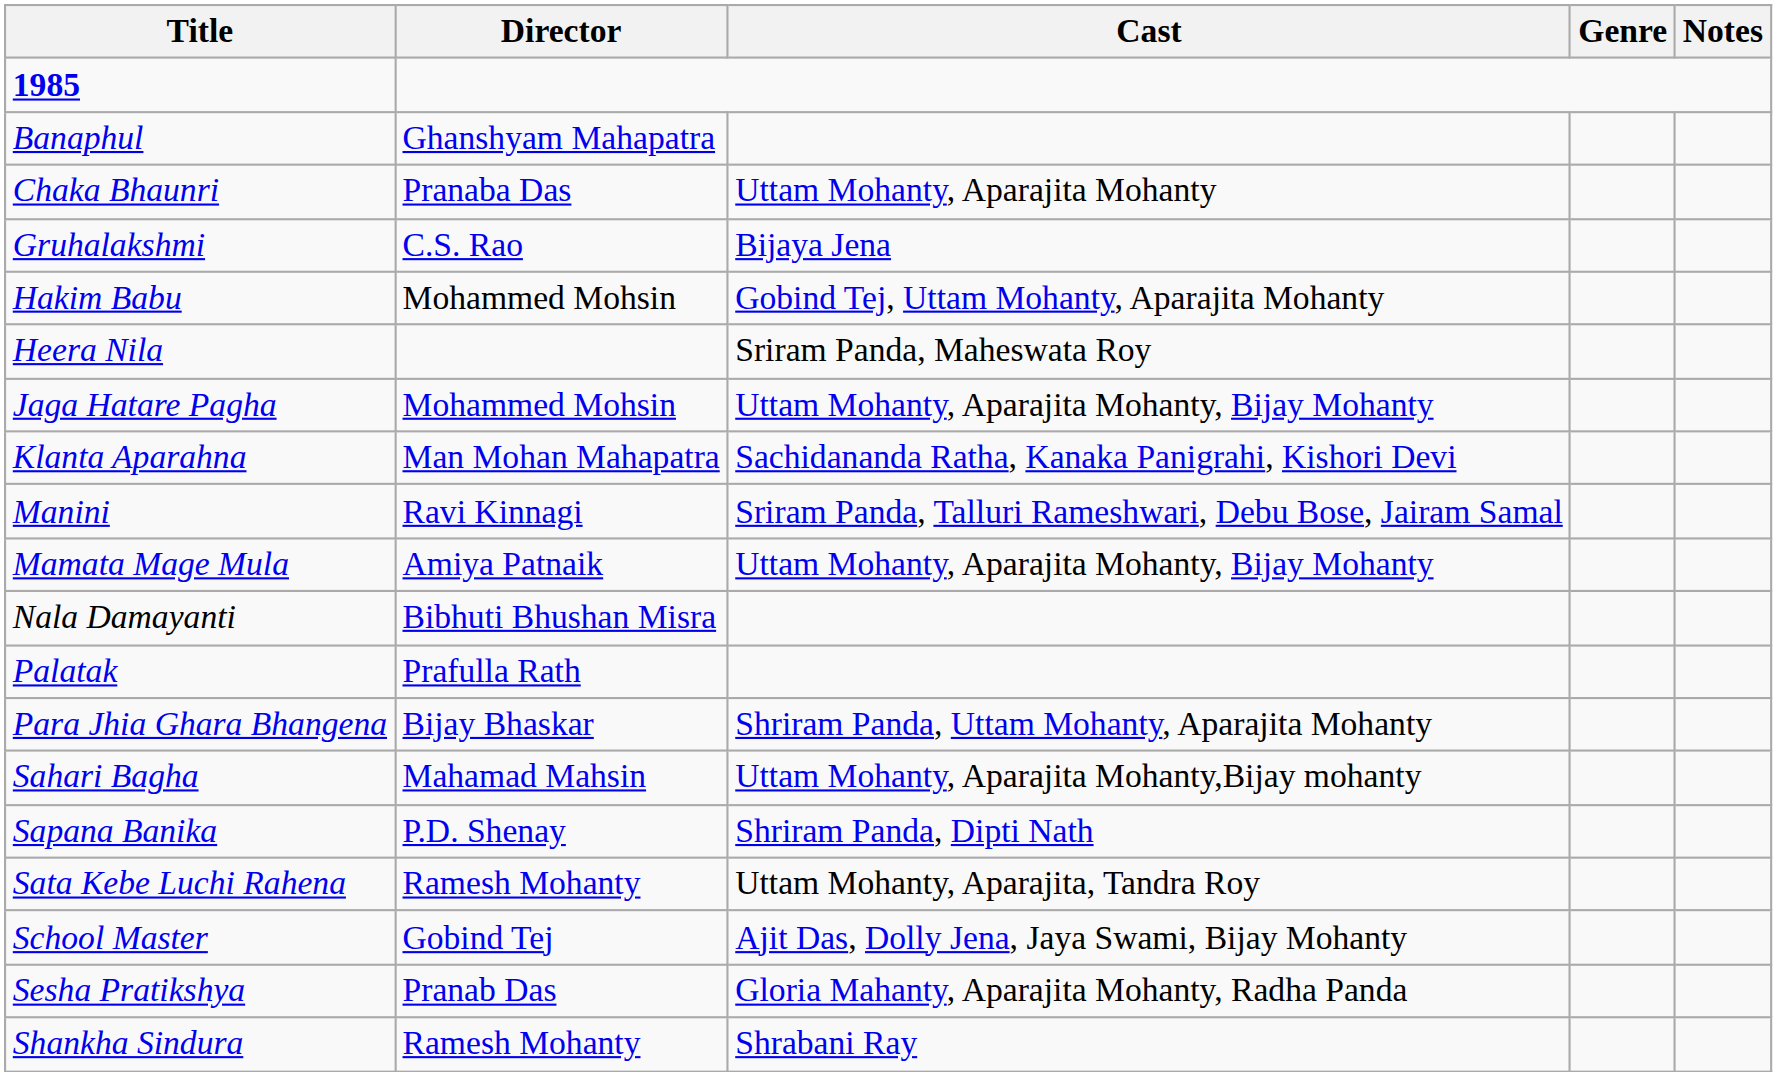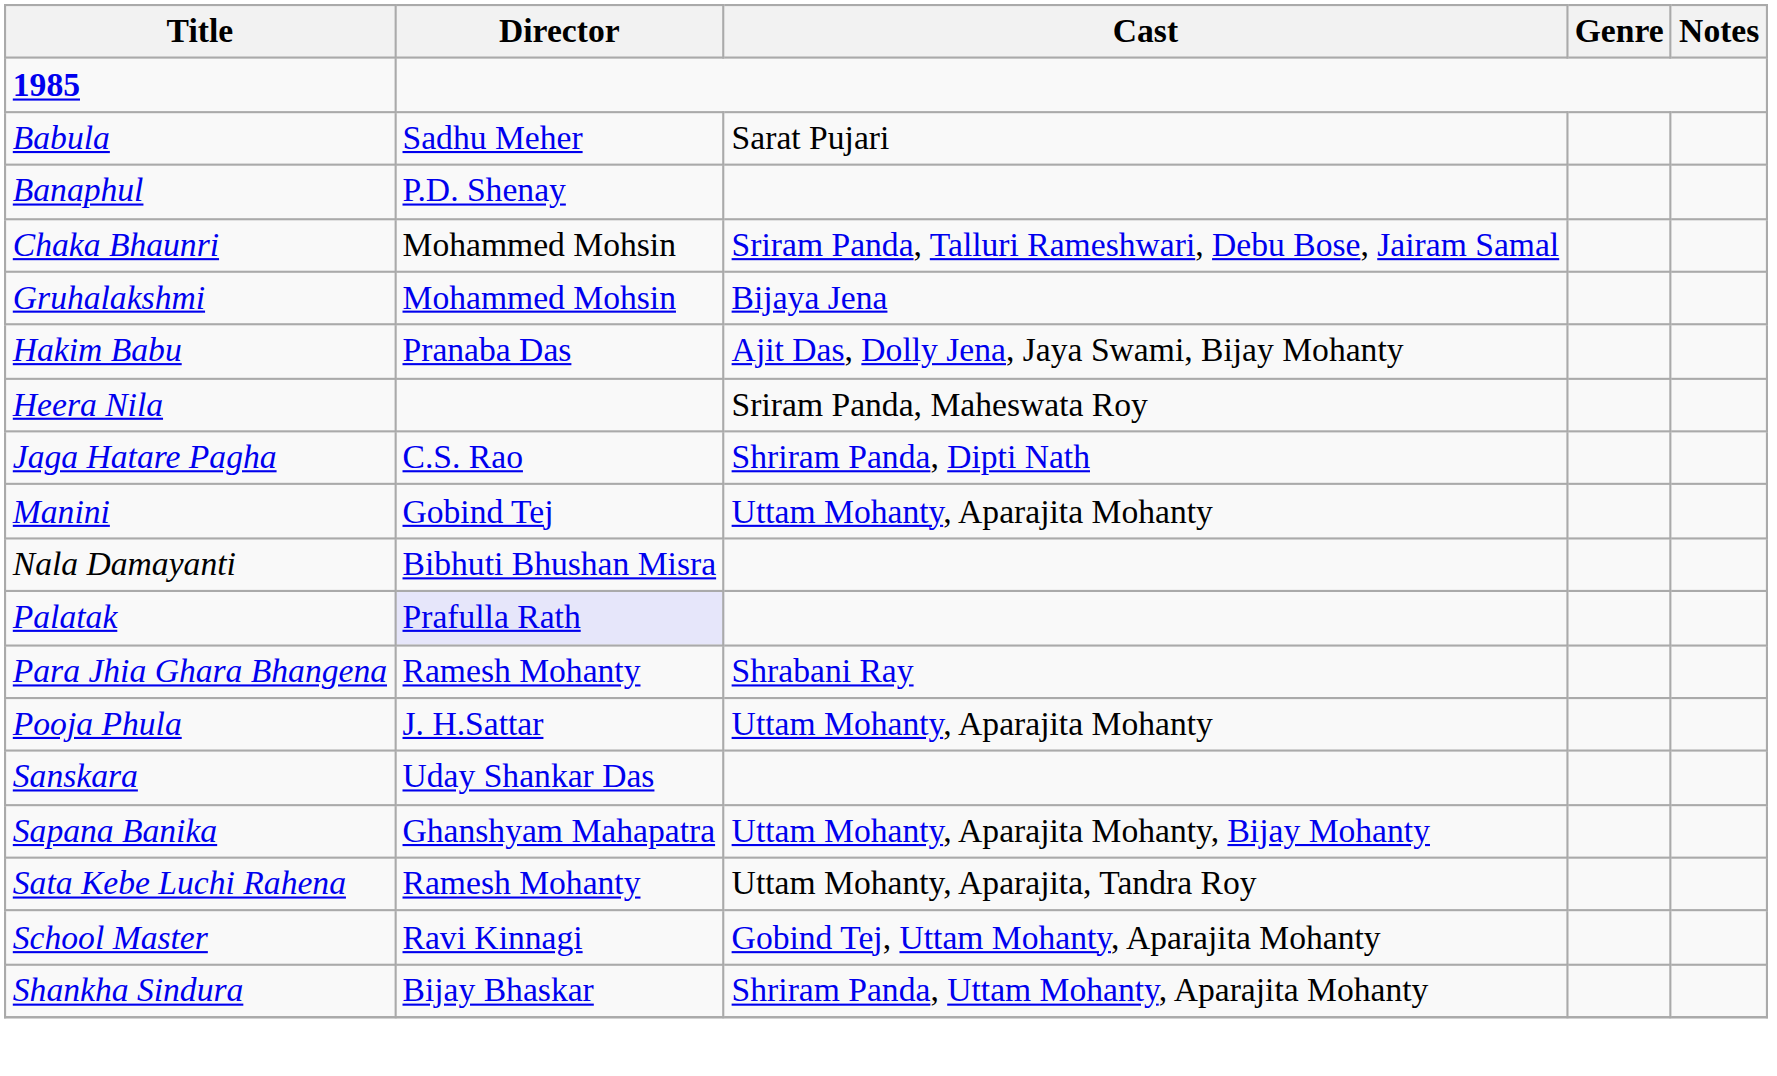+ row: (61, 137)
(559, 137) Ghanshyam Mahapatra -> (484, 191) P.D. Shenay
(487, 191) Pranaba Das -> (539, 244) Mohammed Mohsin
(976, 191) Uttam Mohanty, Aparajita Mohanty -> (1145, 244) Sriram Panda, Talluri Rameshwari, Debu Bose, Jairam Samal
(463, 244) C.S. Rao -> (539, 297) Mohammed Mohsin
(539, 297) Mohammed Mohsin -> (487, 350) Pranaba Das
(1060, 297) Gobind Tej, Uttam Mohanty, Aparajita Mohanty -> (1068, 350) Ajit Das, Dolly Jena, Jaya Swami, Bijay Mohanty
(539, 404) Mohammed Mohsin -> (463, 457) C.S. Rao
(1084, 404) Uttam Mohanty, Aparajita Mohanty, Bijay Mohanty -> (911, 457) Shriram Panda, Dipti Nath
- row: (130, 457)
(493, 510) Ravi Kinnagi -> (478, 510) Gobind Tej
(1149, 510) Sriram Panda, Talluri Rameshwari, Debu Bose, Jairam Samal -> (972, 510) Uttam Mohanty, Aparajita Mohanty
- row: (151, 564)
(492, 670) no background -> (492, 617) lavender background
(498, 723) Bijay Bhaskar -> (522, 670) Ramesh Mohanty
(1084, 723) Shriram Panda, Uttam Mohanty, Aparajita Mohanty -> (823, 670) Shrabani Ray
+ row: (97, 723)
- row: (106, 777)
+ row: (75, 777)
(484, 830) P.D. Shenay -> (559, 830) Ghanshyam Mahapatra
(914, 830) Shriram Panda, Dipti Nath -> (1081, 830) Uttam Mohanty, Aparajita Mohanty, Bijay Mohanty
(478, 937) Gobind Tej -> (493, 937) Ravi Kinnagi
(1071, 937) Ajit Das, Dolly Jena, Jaya Swami, Bijay Mohanty -> (1056, 937) Gobind Tej, Uttam Mohanty, Aparajita Mohanty
- row: (129, 990)
(522, 1043) Ramesh Mohanty -> (498, 990) Bijay Bhaskar
(826, 1043) Shrabani Ray -> (1080, 990) Shriram Panda, Uttam Mohanty, Aparajita Mohanty
